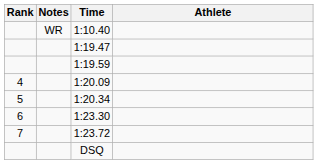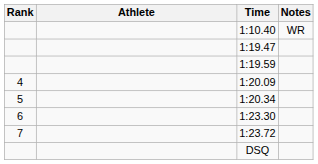columns swapped: (213, 13) <-> (54, 13)
